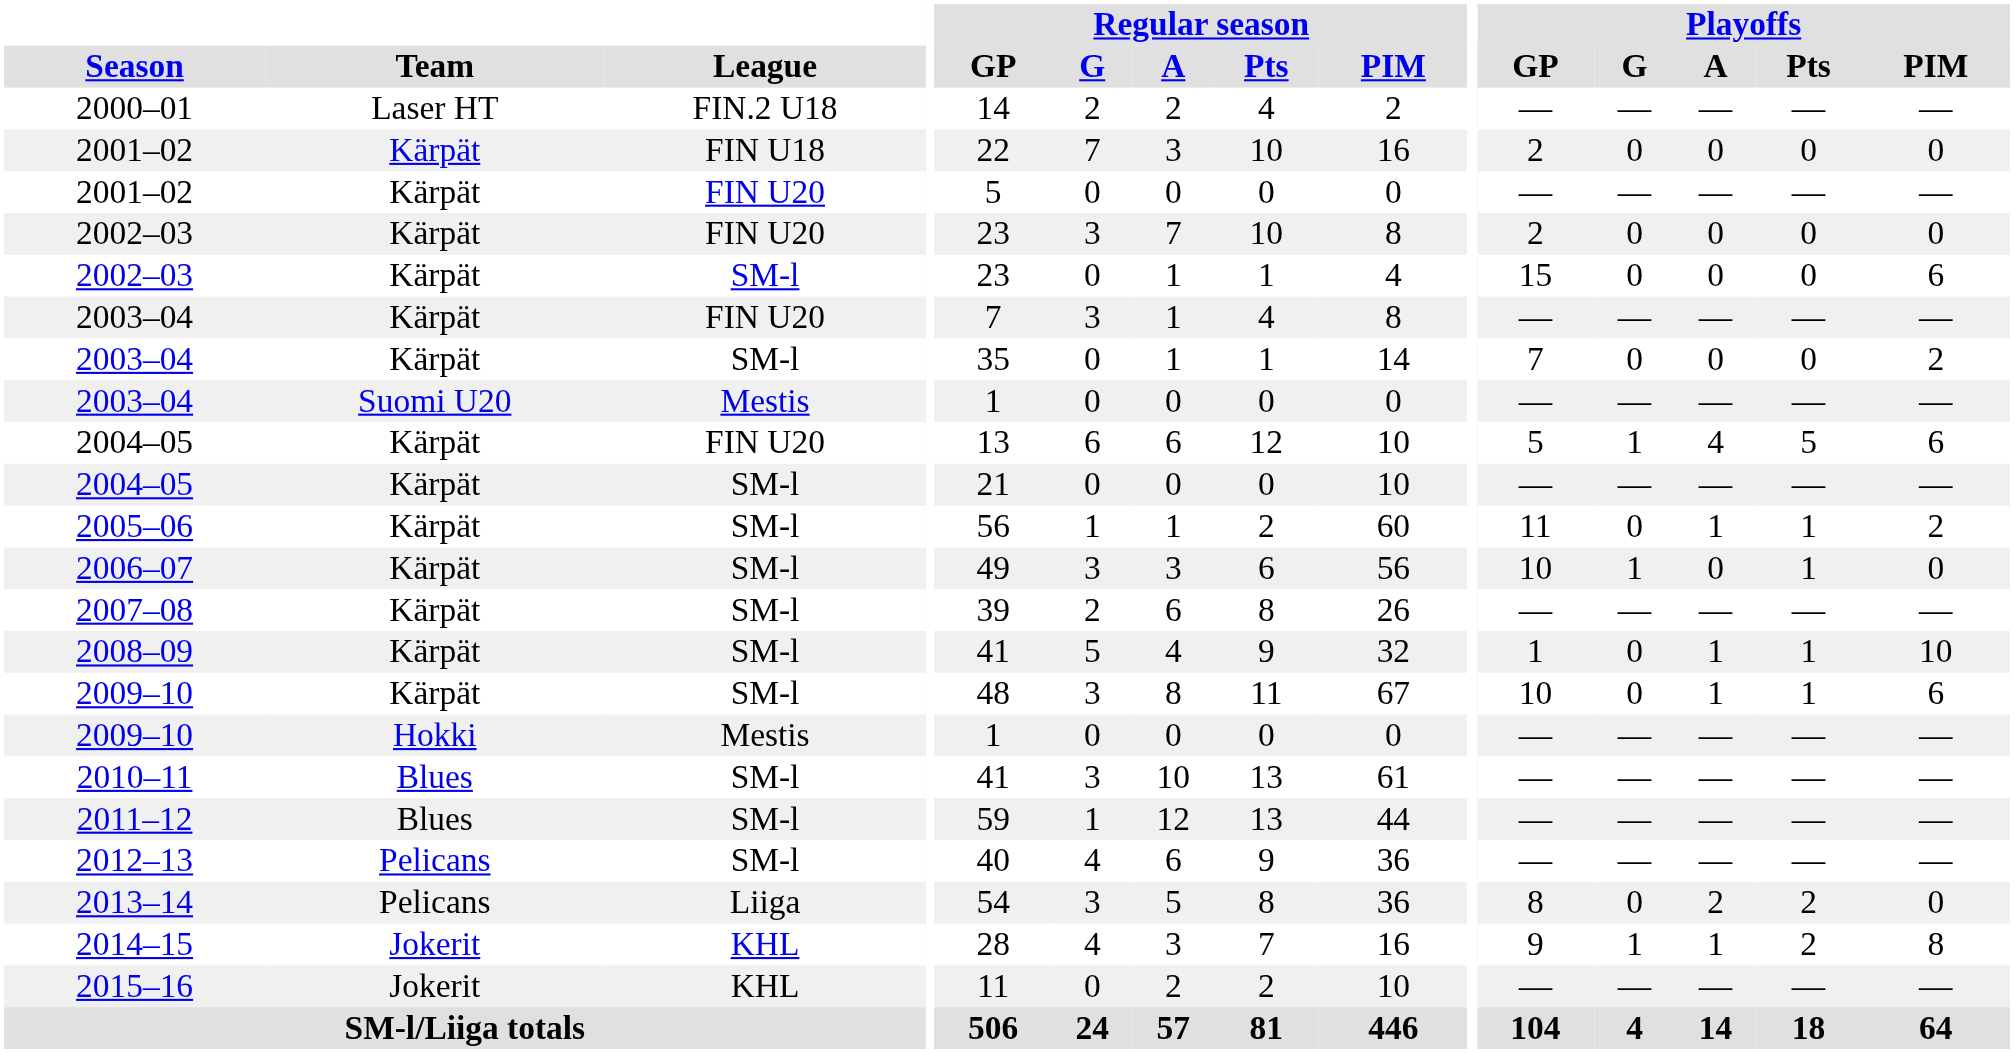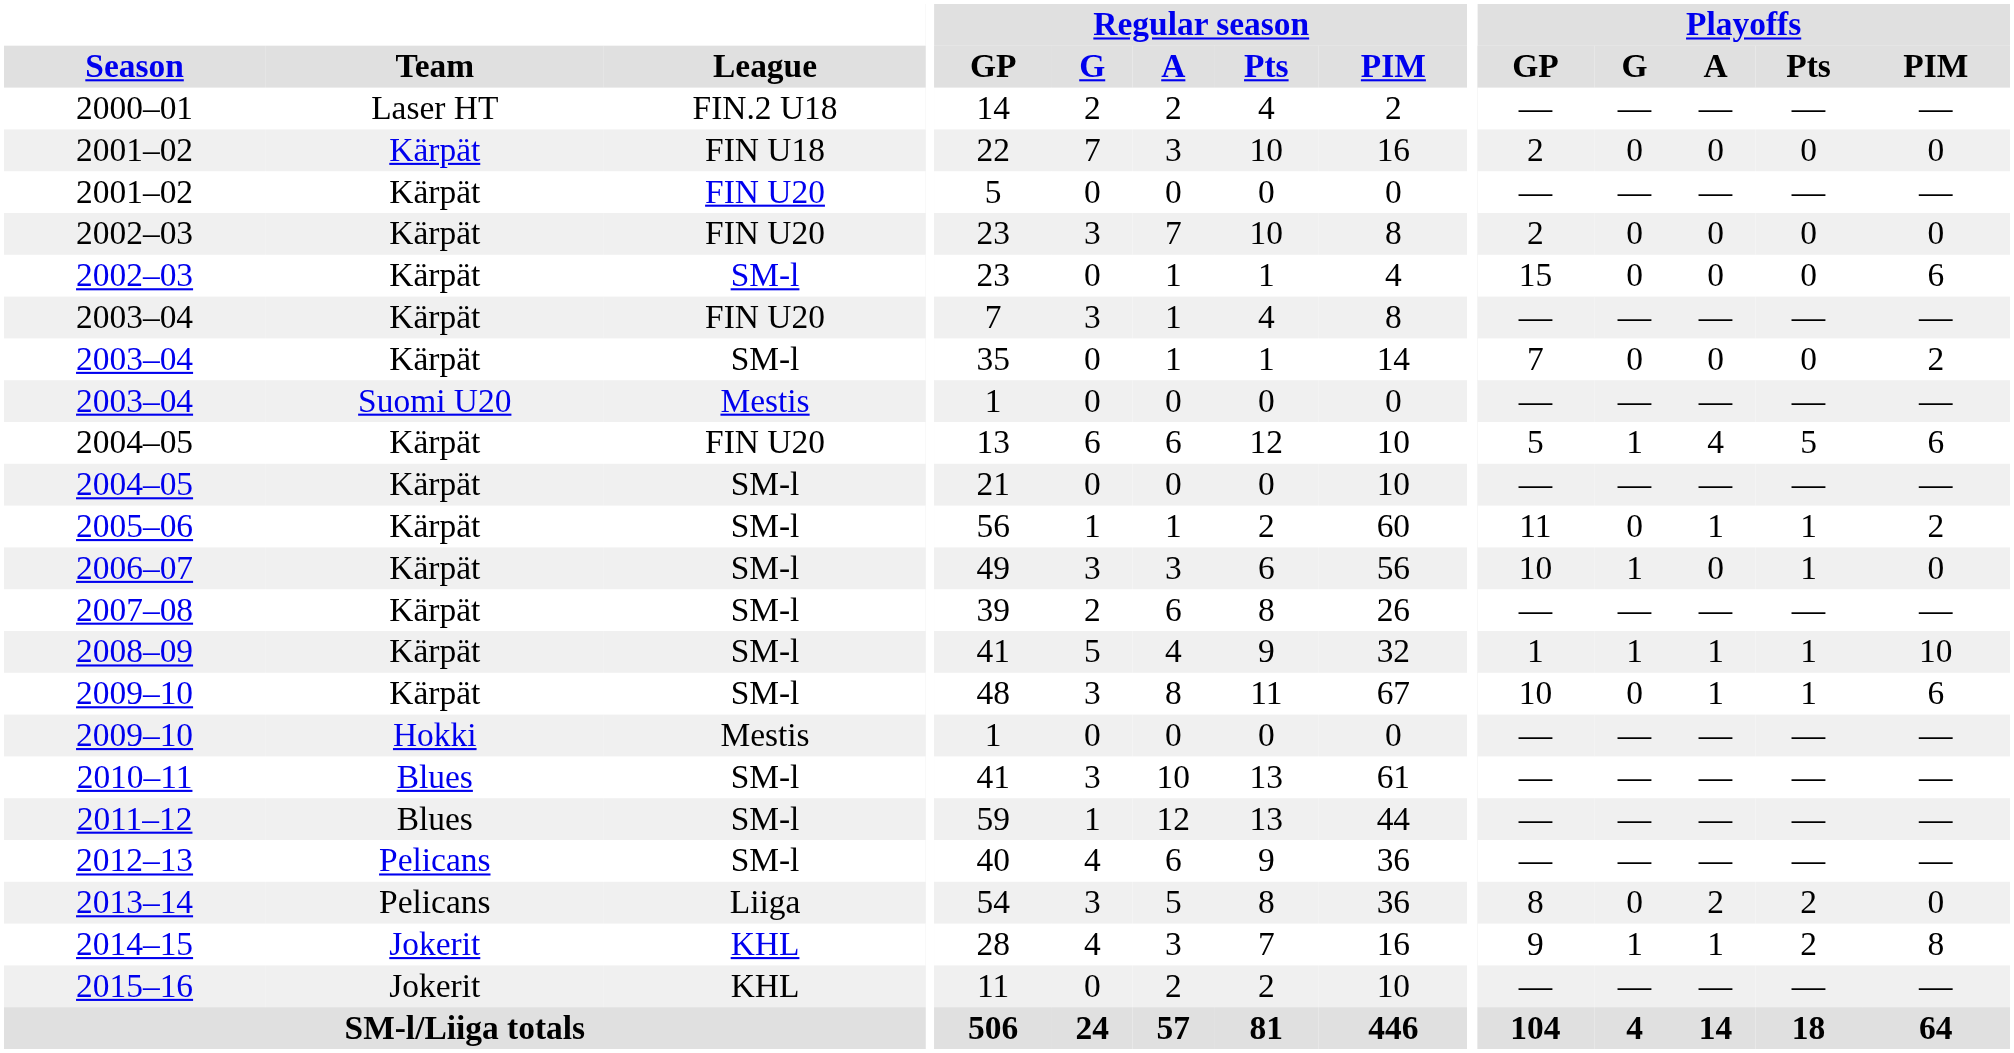(1634, 651) 0 -> (1634, 651) 1
